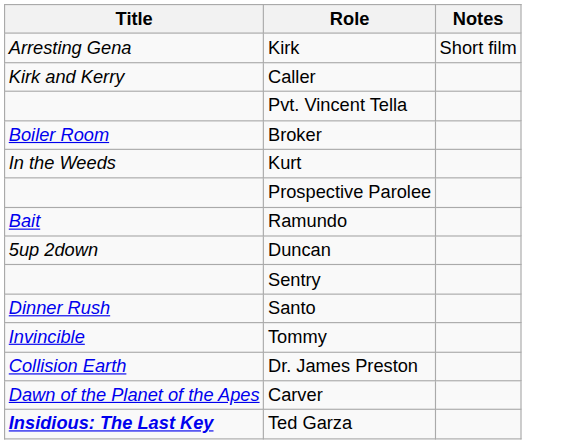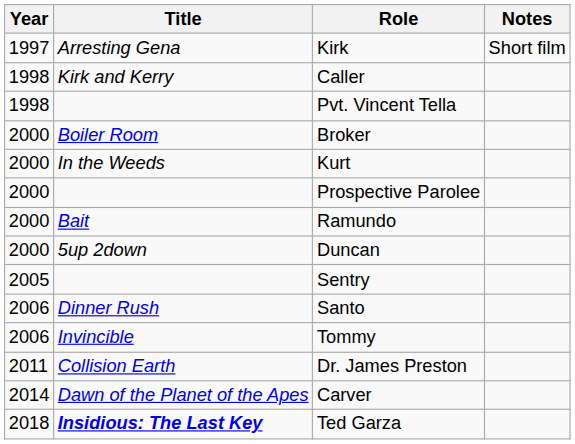+ column: (29, 18)
